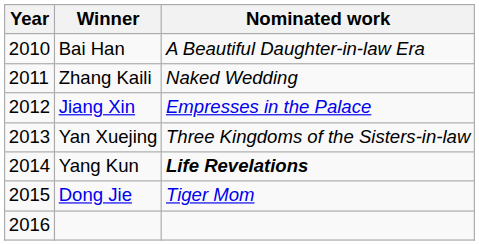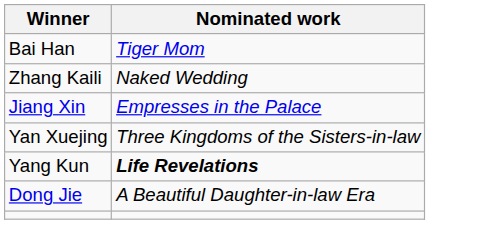- column: (30, 19)
(295, 48) A Beautiful Daughter-in-law Era -> (160, 48) Tiger Mom
(210, 195) Tiger Mom -> (246, 195) A Beautiful Daughter-in-law Era
